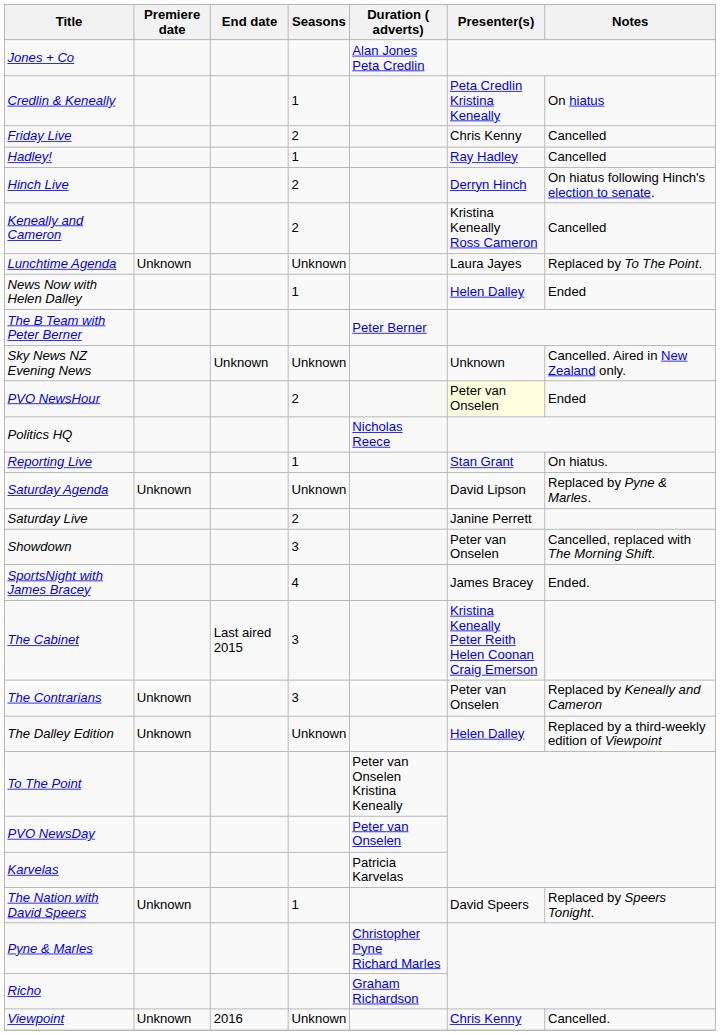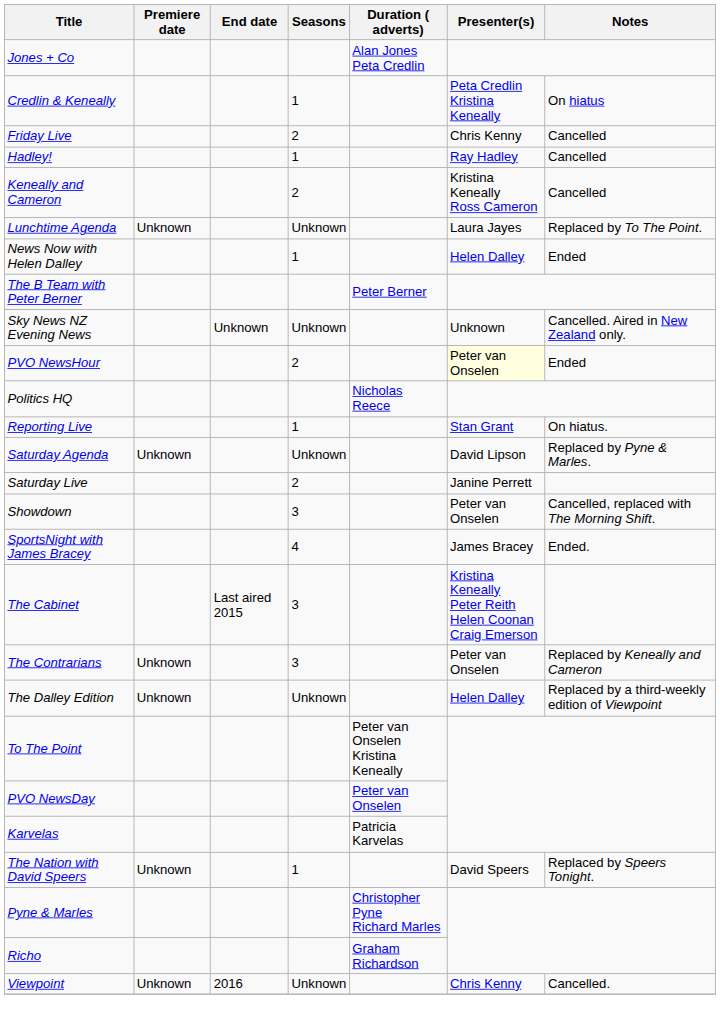- row: (38, 185)
